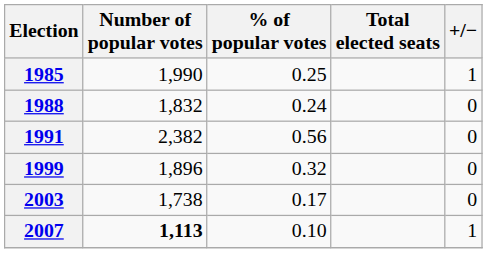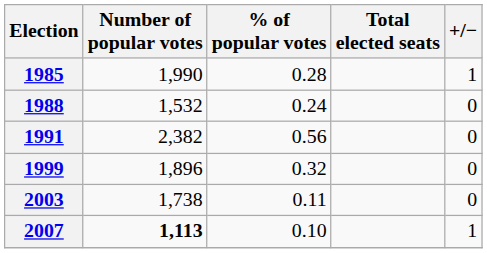(309, 74) 0.25 -> (309, 74) 0.28
(180, 105) 1,832 -> (180, 105) 1,532
(309, 199) 0.17 -> (310, 199) 0.11
